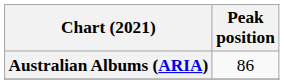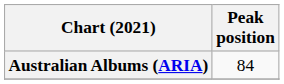(245, 65) 86 -> (245, 65) 84
